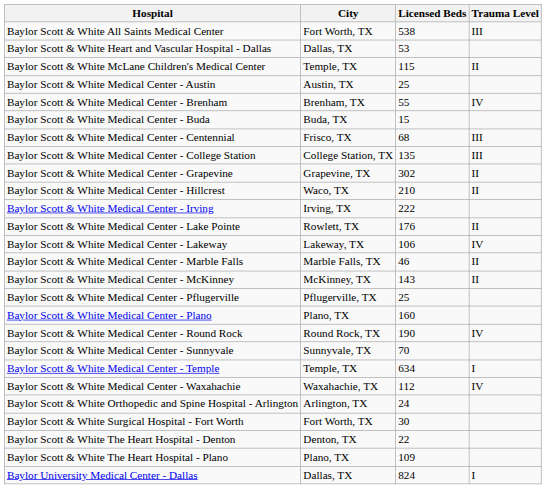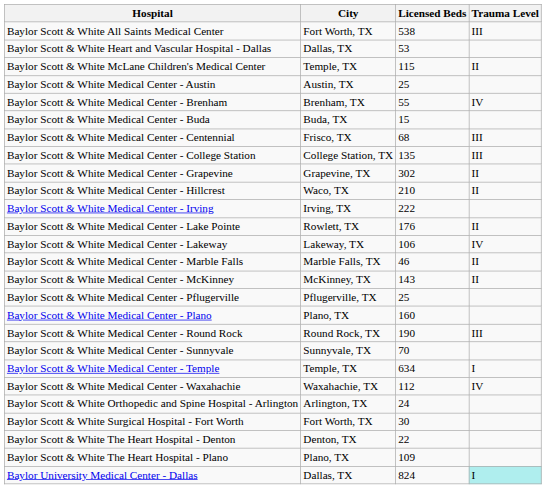(477, 333) IV -> (477, 333) III
(473, 475) no background -> (473, 475) paleturquoise background
